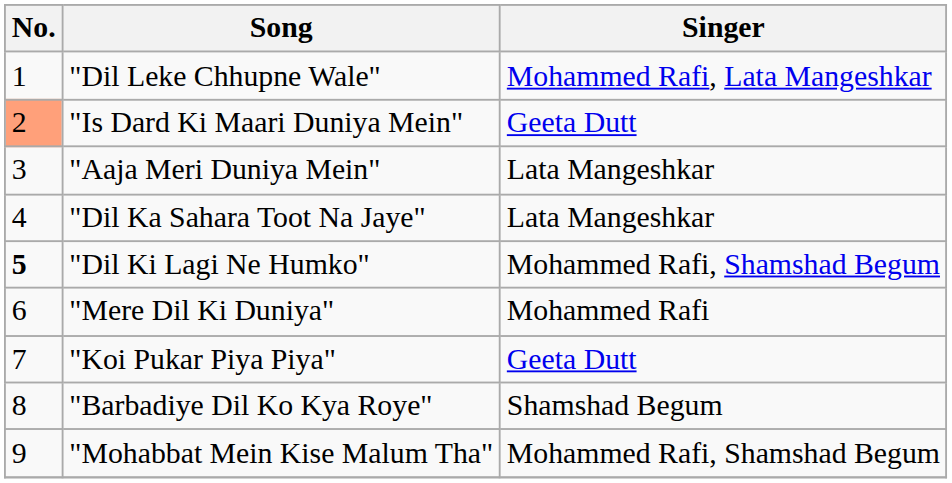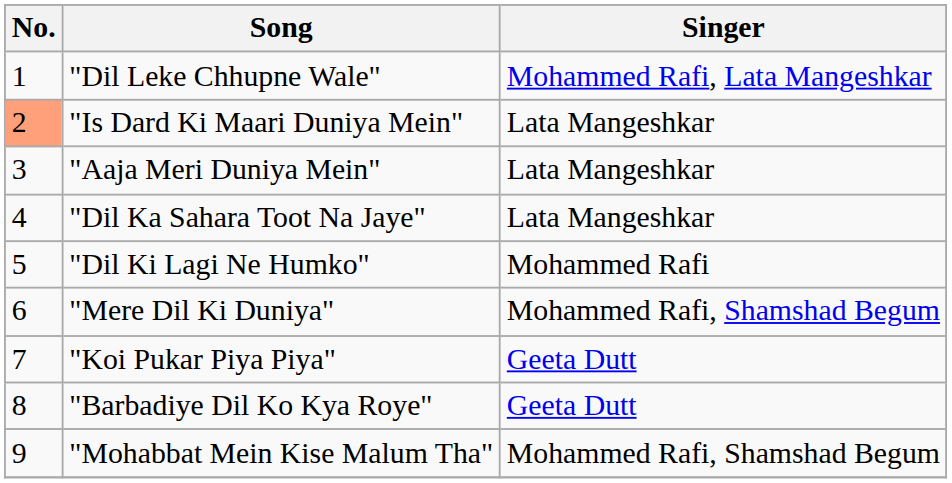(572, 122) Geeta Dutt -> (611, 122) Lata Mangeshkar
(19, 264) bold -> (19, 264) normal
(723, 264) Mohammed Rafi, Shamshad Begum -> (608, 264) Mohammed Rafi
(608, 311) Mohammed Rafi -> (723, 311) Mohammed Rafi, Shamshad Begum
(615, 405) Shamshad Begum -> (572, 405) Geeta Dutt
